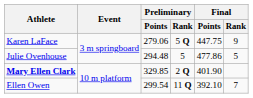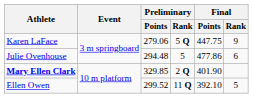(236, 56) 5 -> (236, 56) 6
(156, 86) 299.54 -> (156, 86) 299.52
(236, 86) 7 -> (236, 86) 5
